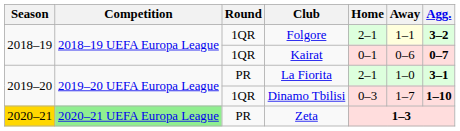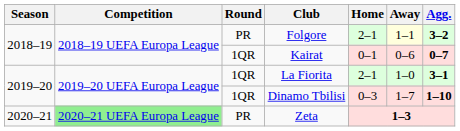(243, 34) 1QR -> (243, 34) PR
(243, 75) PR -> (243, 75) 1QR
(30, 116) gold background -> (30, 116) no background
